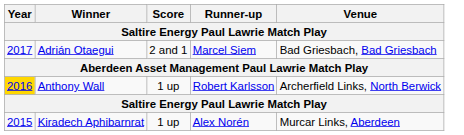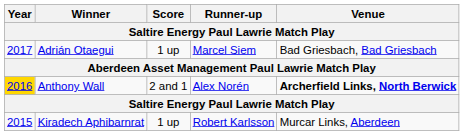(168, 50) 2 and 1 -> (168, 50) 1 up
(168, 86) 1 up -> (168, 86) 2 and 1
(234, 86) Robert Karlsson -> (221, 86) Alex Norén
(360, 86) normal -> (368, 86) bold
(221, 122) Alex Norén -> (234, 122) Robert Karlsson
